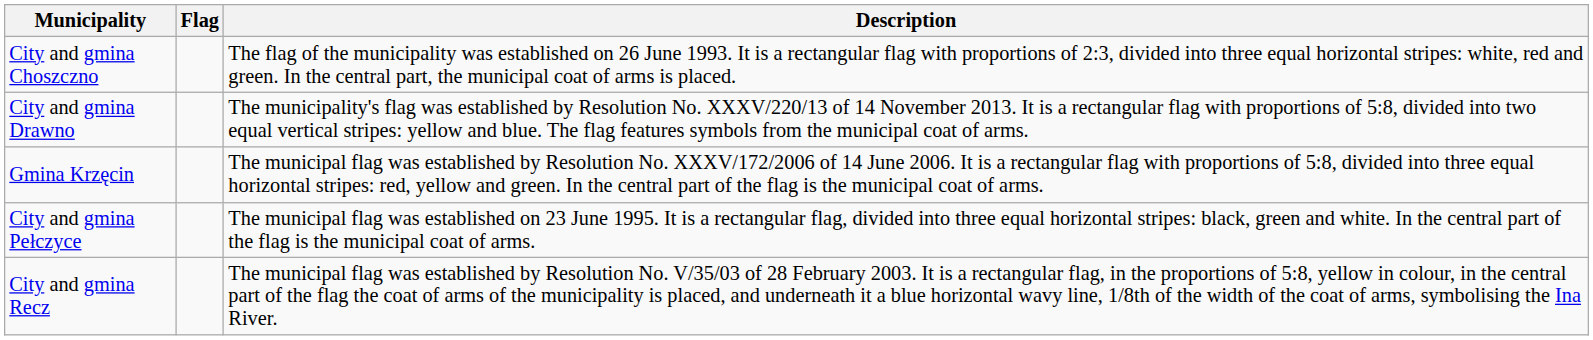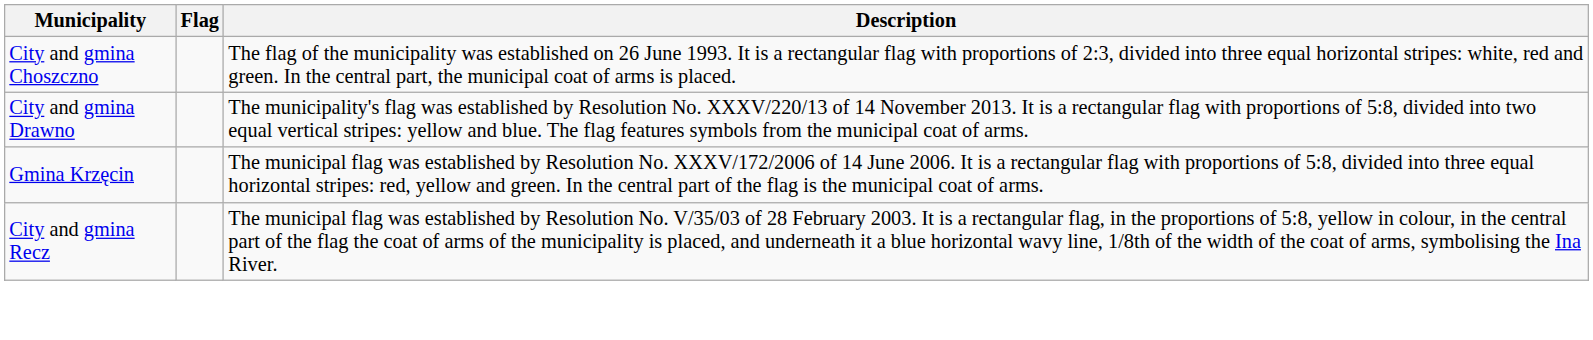- row: (72, 229)
